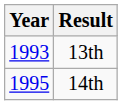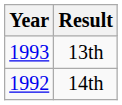(29, 83) 1995 -> (29, 83) 1992
